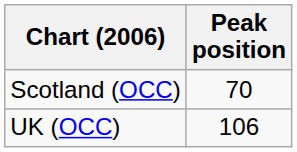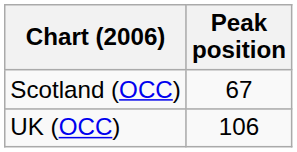(239, 89) 70 -> (239, 89) 67
